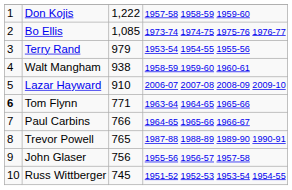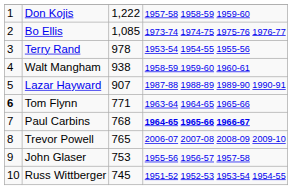(121, 49) 979 -> (121, 49) 978
(121, 85) 910 -> (121, 85) 907
(215, 85) 2006-07 2007-08 2008-09 2009-10 -> (215, 85) 1987-88 1988-89 1989-90 1990-91
(121, 121) 766 -> (121, 121) 768
(197, 121) normal -> (197, 121) bold
(215, 139) 1987-88 1988-89 1989-90 1990-91 -> (215, 139) 2006-07 2007-08 2008-09 2009-10
(121, 157) 756 -> (121, 157) 753
